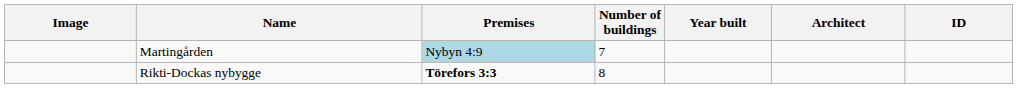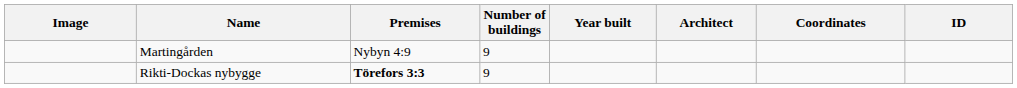+ column: (831, 22)
(454, 51) lightblue background -> (382, 51) no background
(602, 51) 7 -> (486, 51) 9
(602, 72) 8 -> (486, 72) 9
